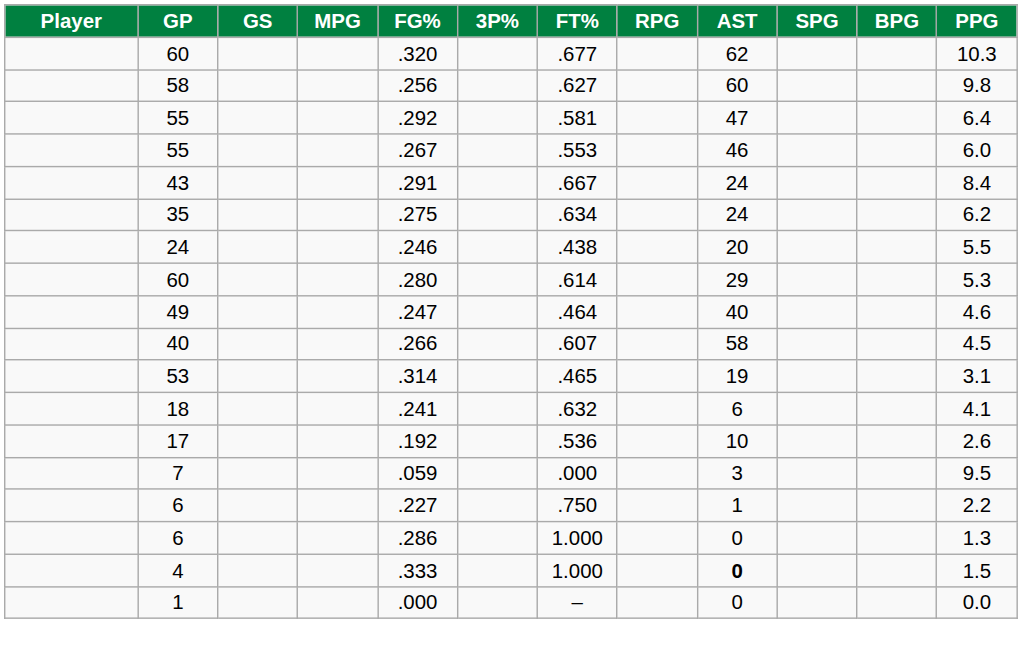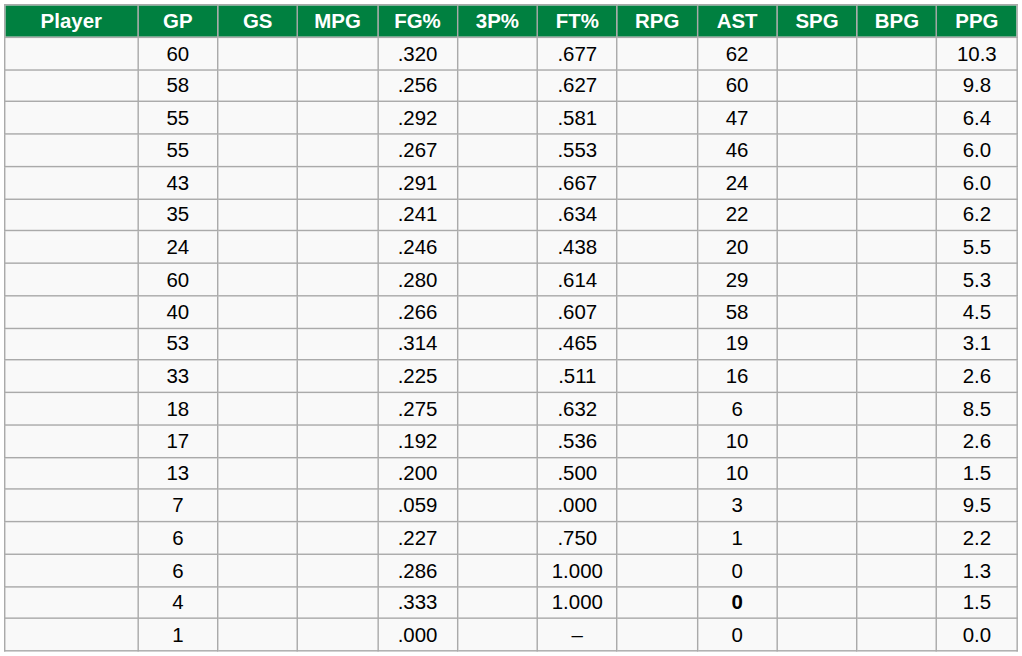(977, 183) 8.4 -> (977, 183) 6.0
(418, 215) .275 -> (418, 215) .241
(737, 215) 24 -> (737, 215) 22
- row: (71, 312)
+ row: (71, 377)
(418, 409) .241 -> (418, 409) .275
(977, 409) 4.1 -> (977, 409) 8.5
+ row: (71, 474)
